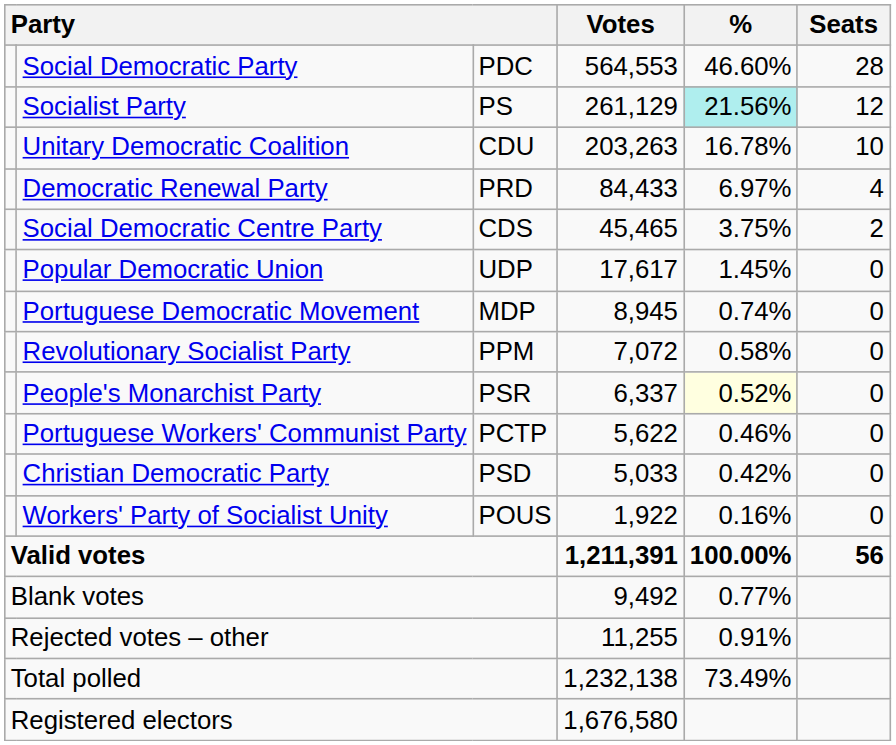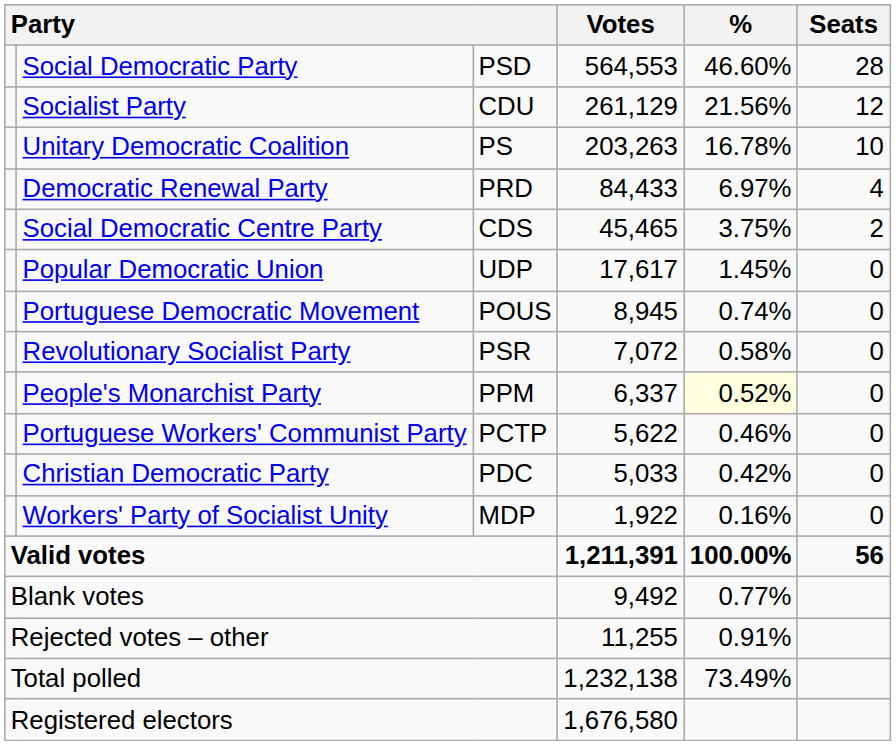(506, 65) PDC -> (505, 65) PSD
(496, 106) PS -> (506, 106) CDU
(748, 106) paleturquoise background -> (748, 106) no background
(506, 147) CDU -> (496, 147) PS
(507, 310) MDP -> (515, 310) POUS
(506, 351) PPM -> (505, 351) PSR
(505, 392) PSR -> (506, 392) PPM
(505, 474) PSD -> (506, 474) PDC
(515, 515) POUS -> (507, 515) MDP
